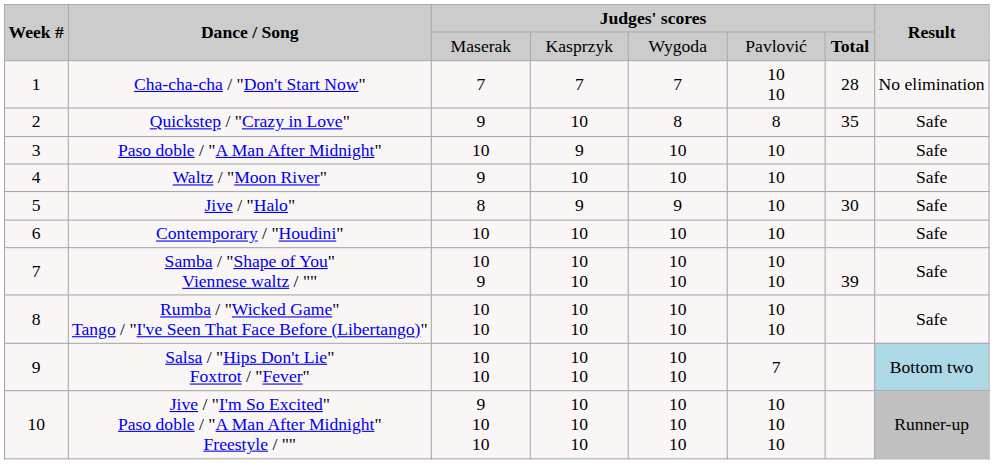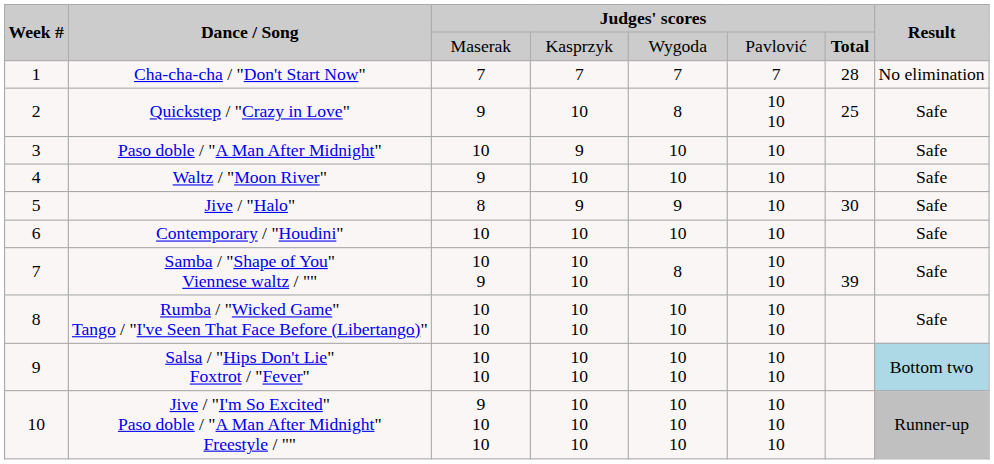(776, 84) 10 10 -> (776, 74) 7
(776, 121) 8 -> (776, 112) 10 10
(850, 121) 35 -> (850, 112) 25
(678, 271) 10 10 -> (678, 271) 8
(776, 366) 7 -> (776, 366) 10 10
